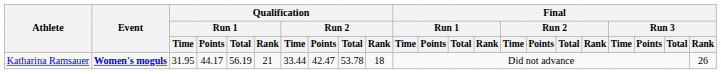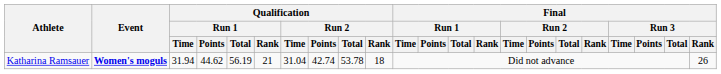(183, 61) 31.95 -> (183, 61) 31.94
(212, 61) 44.17 -> (212, 61) 44.62
(295, 61) 33.44 -> (295, 61) 31.04
(323, 61) 42.47 -> (323, 61) 42.74
